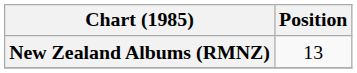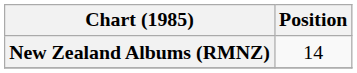(313, 51) 13 -> (313, 51) 14
